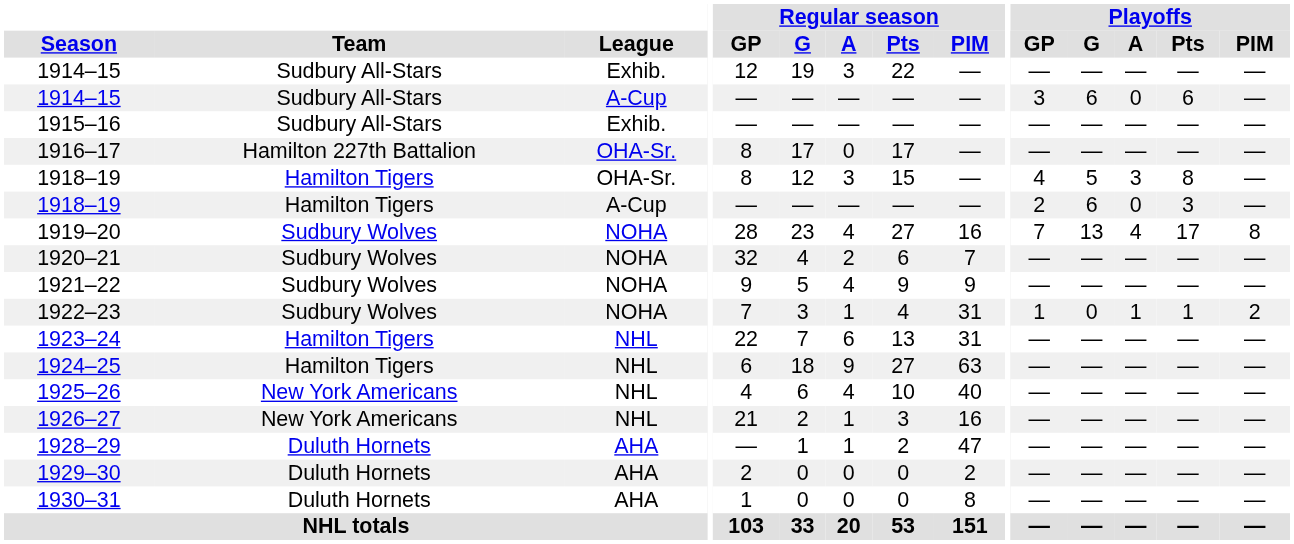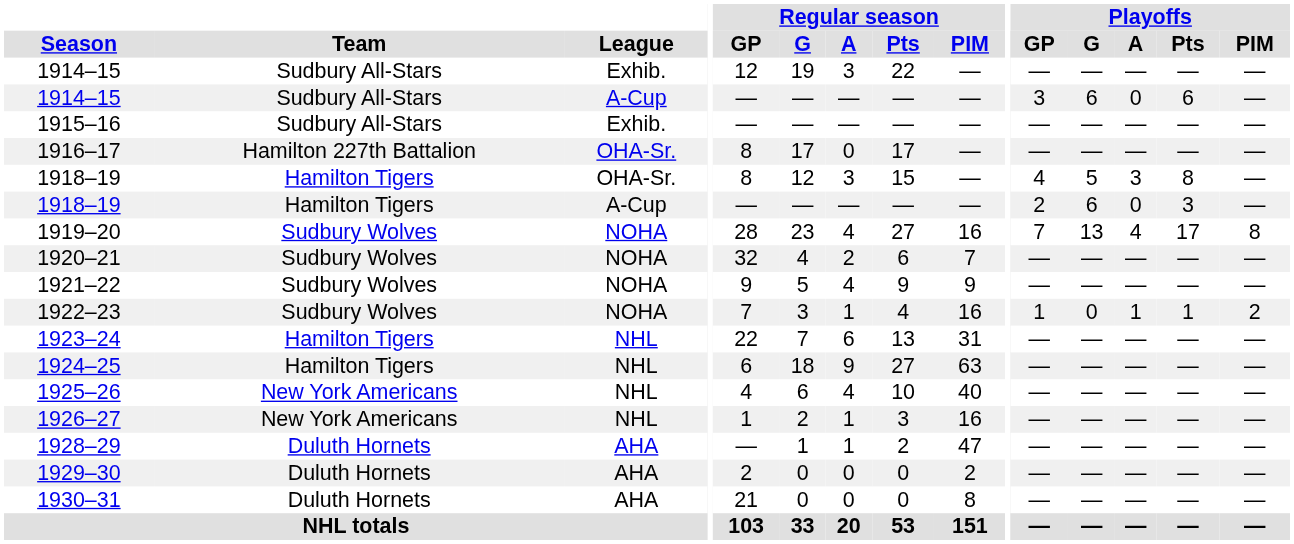(970, 312) 31 -> (970, 312) 16
(746, 419) 21 -> (746, 419) 1
(746, 499) 1 -> (746, 499) 21
